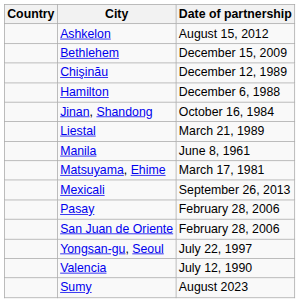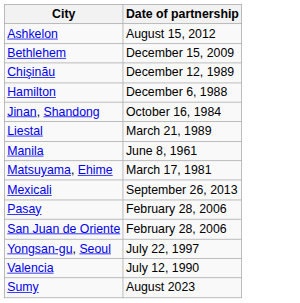- column: (31, 14)
